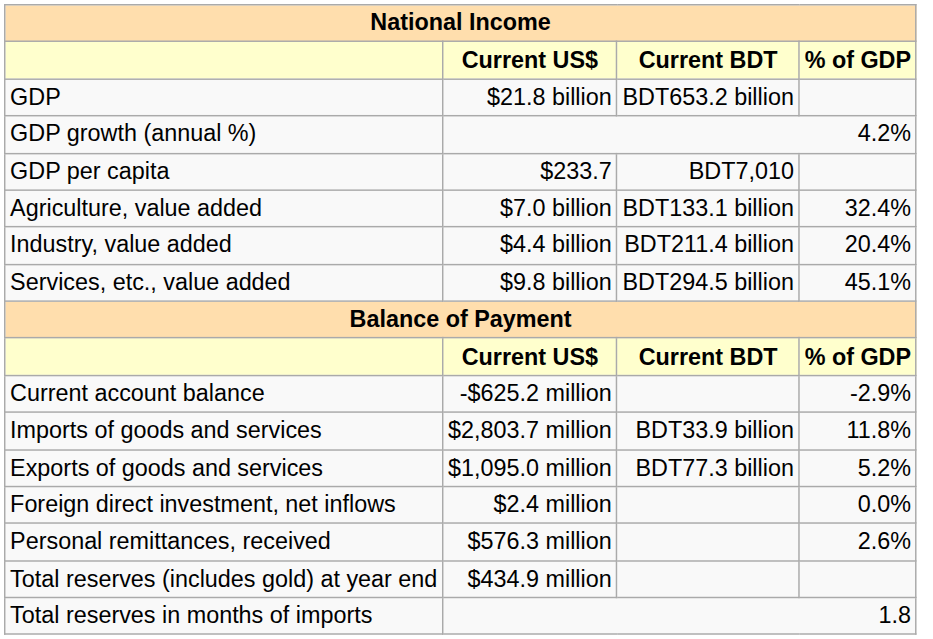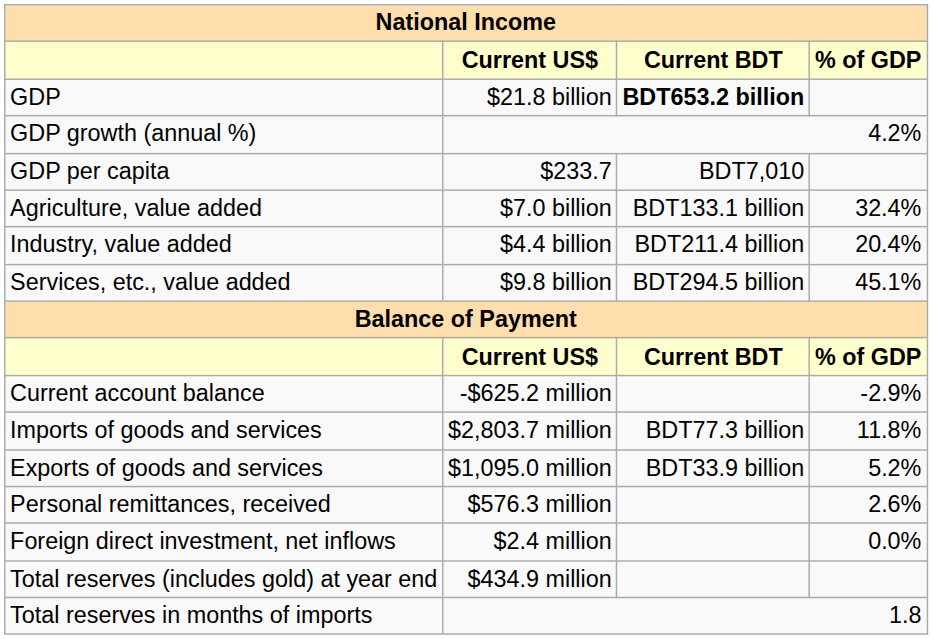(708, 97) normal -> (713, 97) bold
(715, 430) BDT33.9 billion -> (725, 430) BDT77.3 billion
(715, 467) BDT77.3 billion -> (725, 467) BDT33.9 billion
rows swapped: (203, 504) <-> (170, 541)
